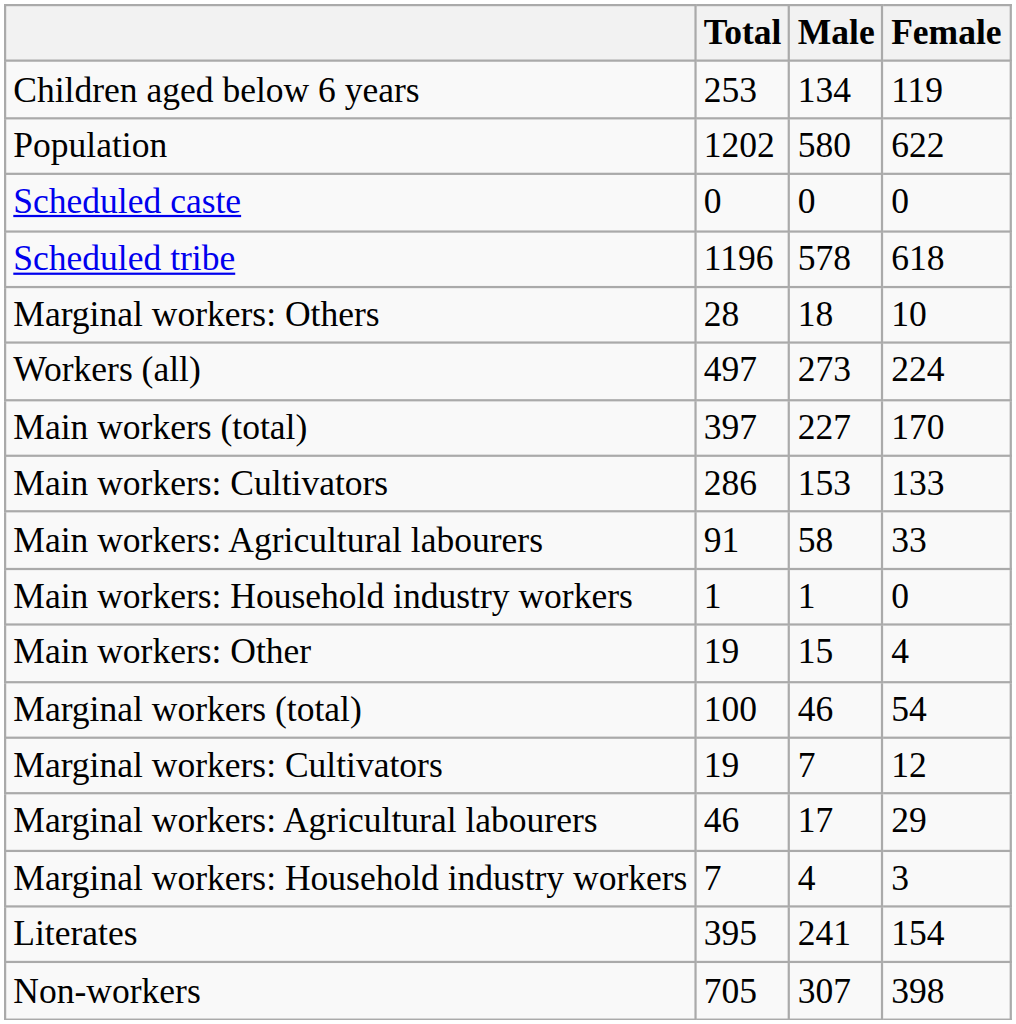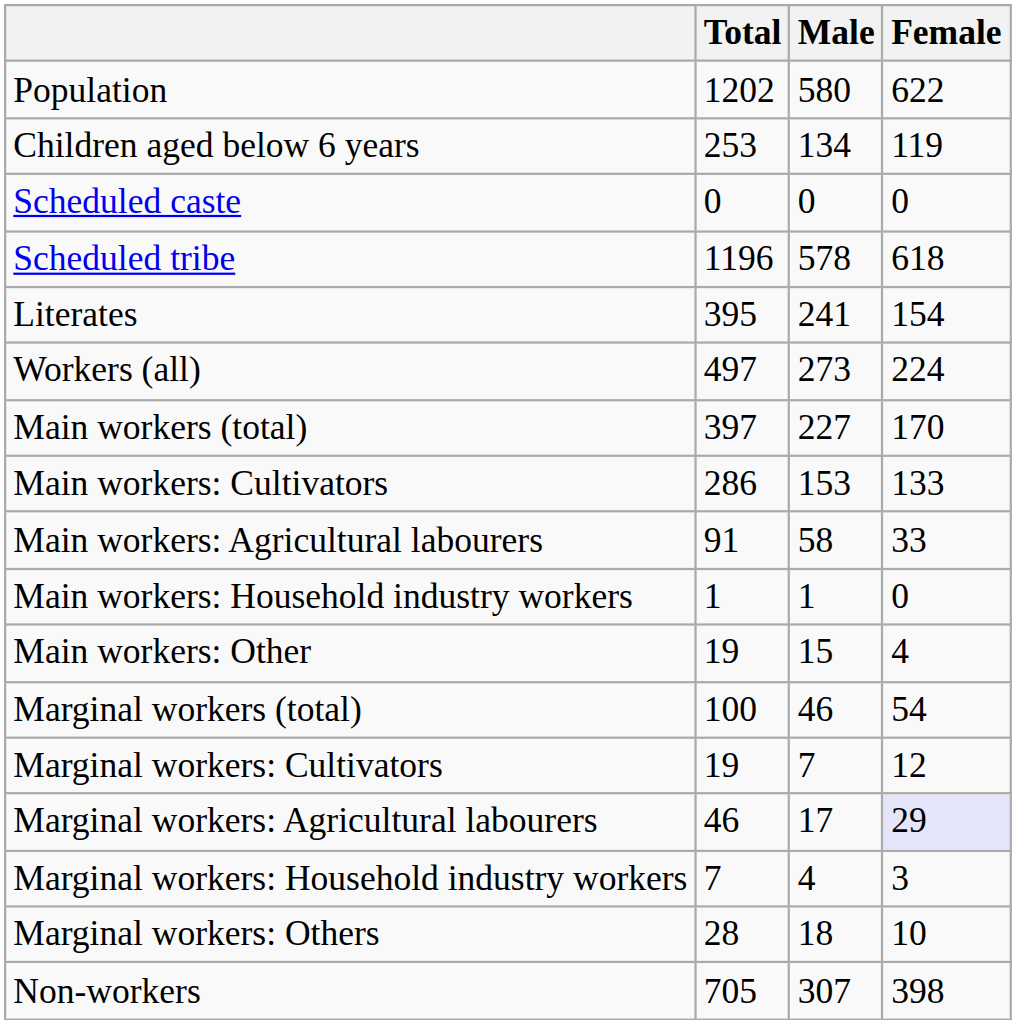rows swapped: (90, 145) <-> (216, 88)
rows swapped: (75, 933) <-> (196, 314)
(909, 821) no background -> (909, 821) lavender background
